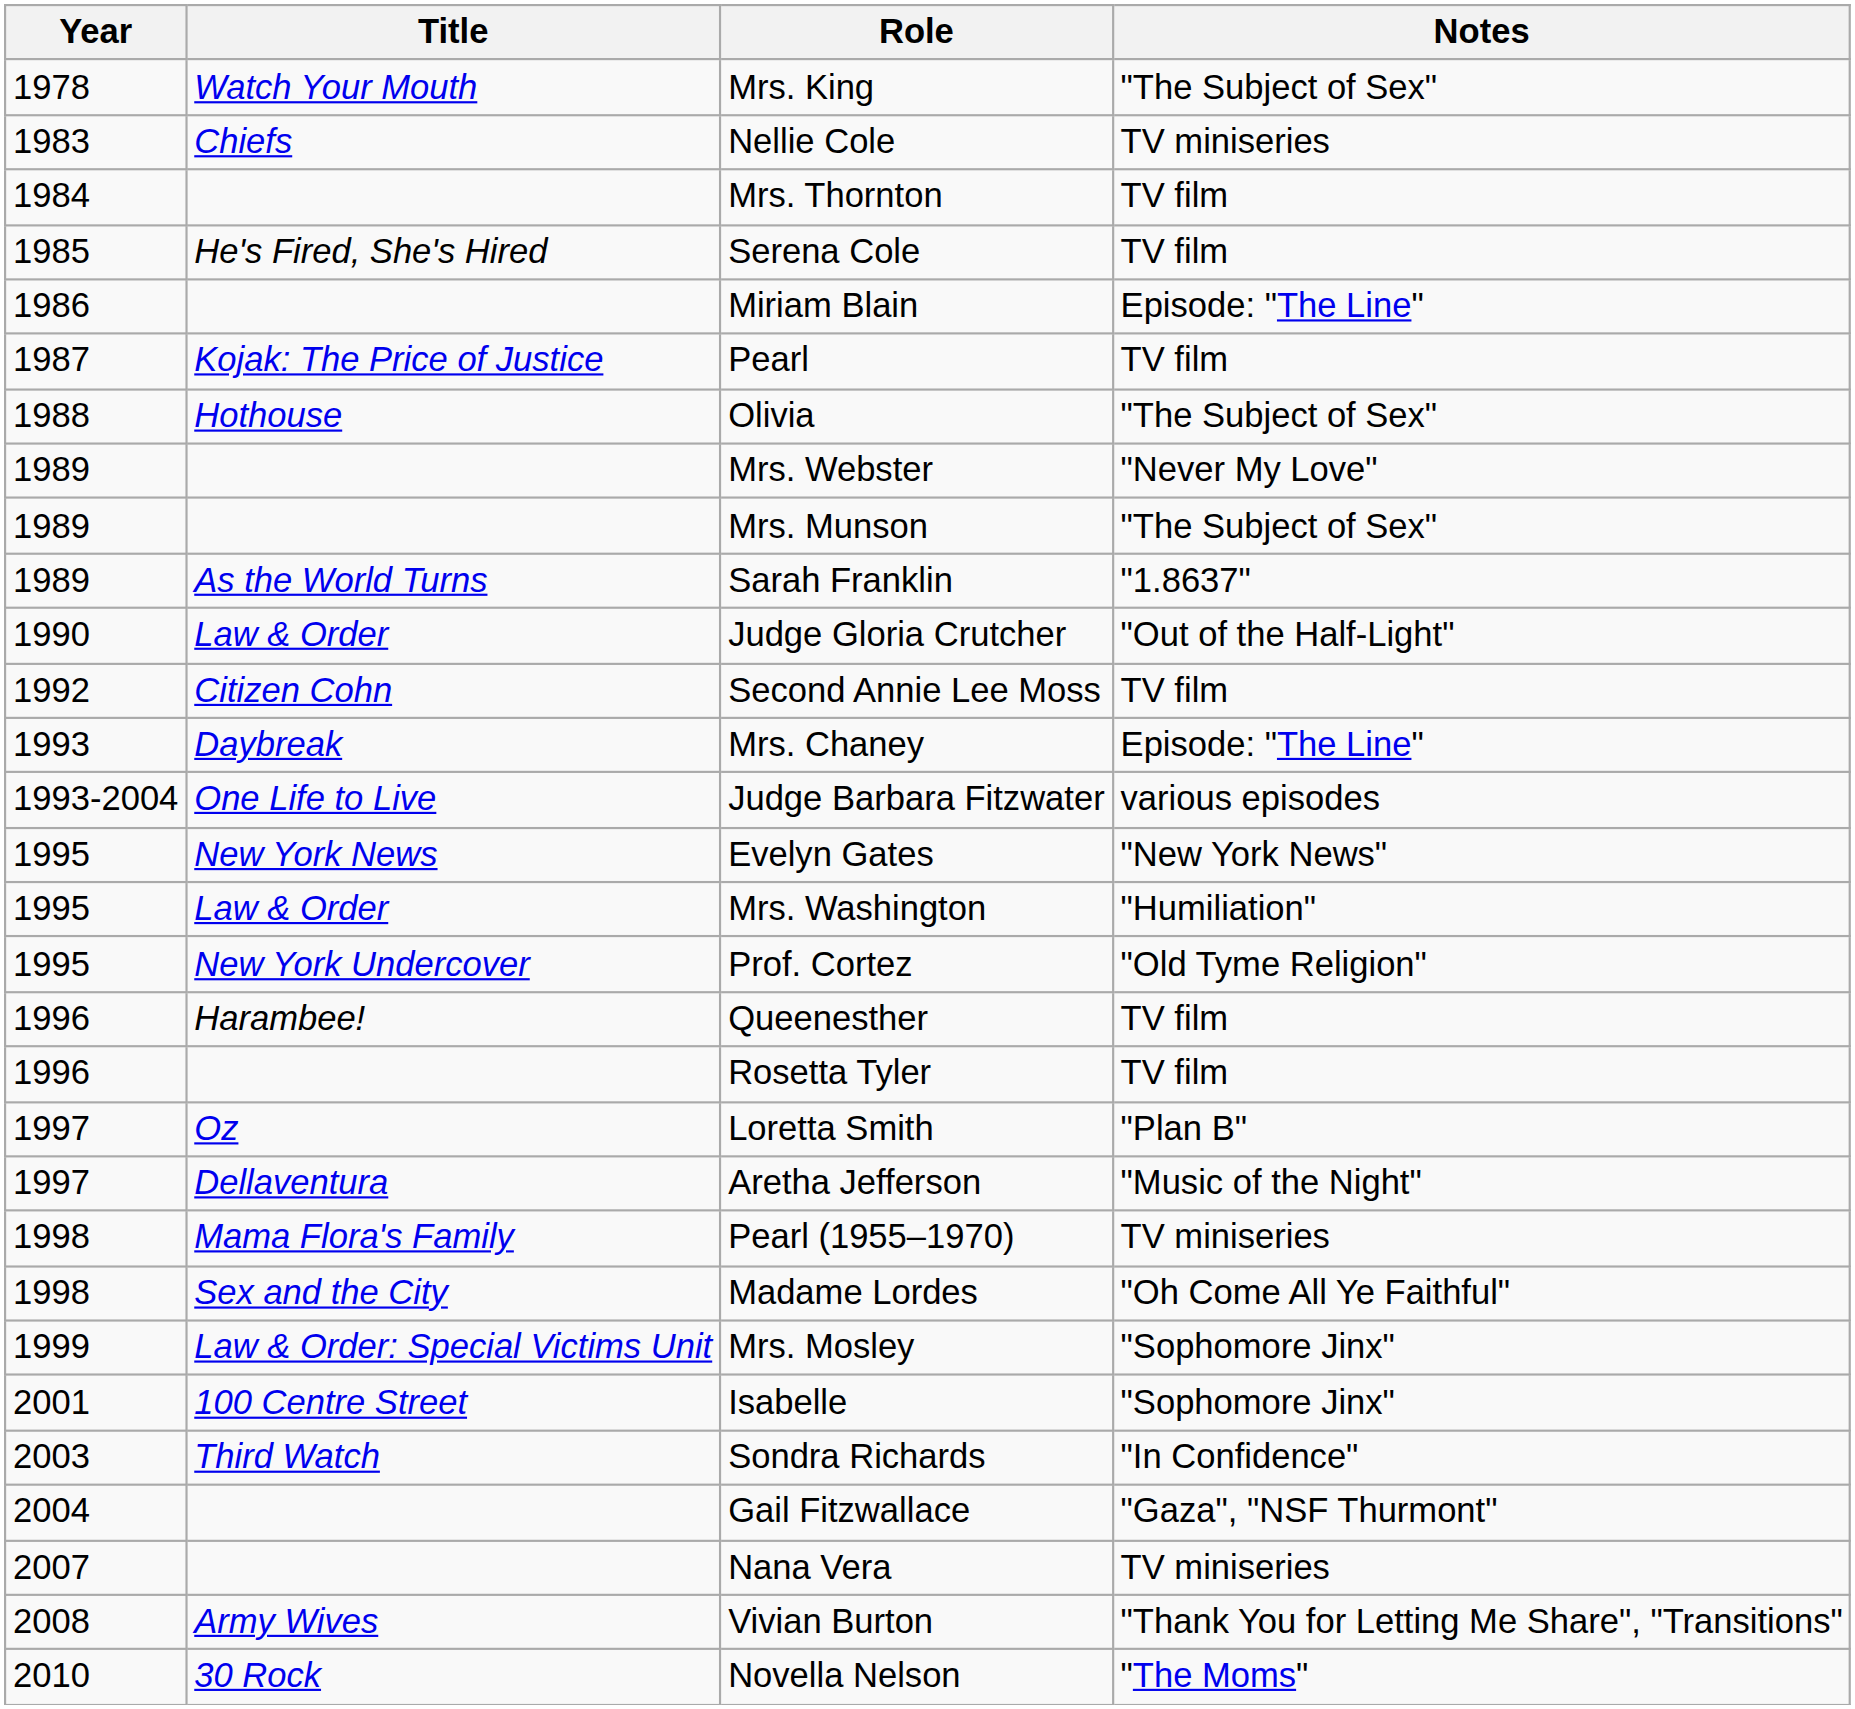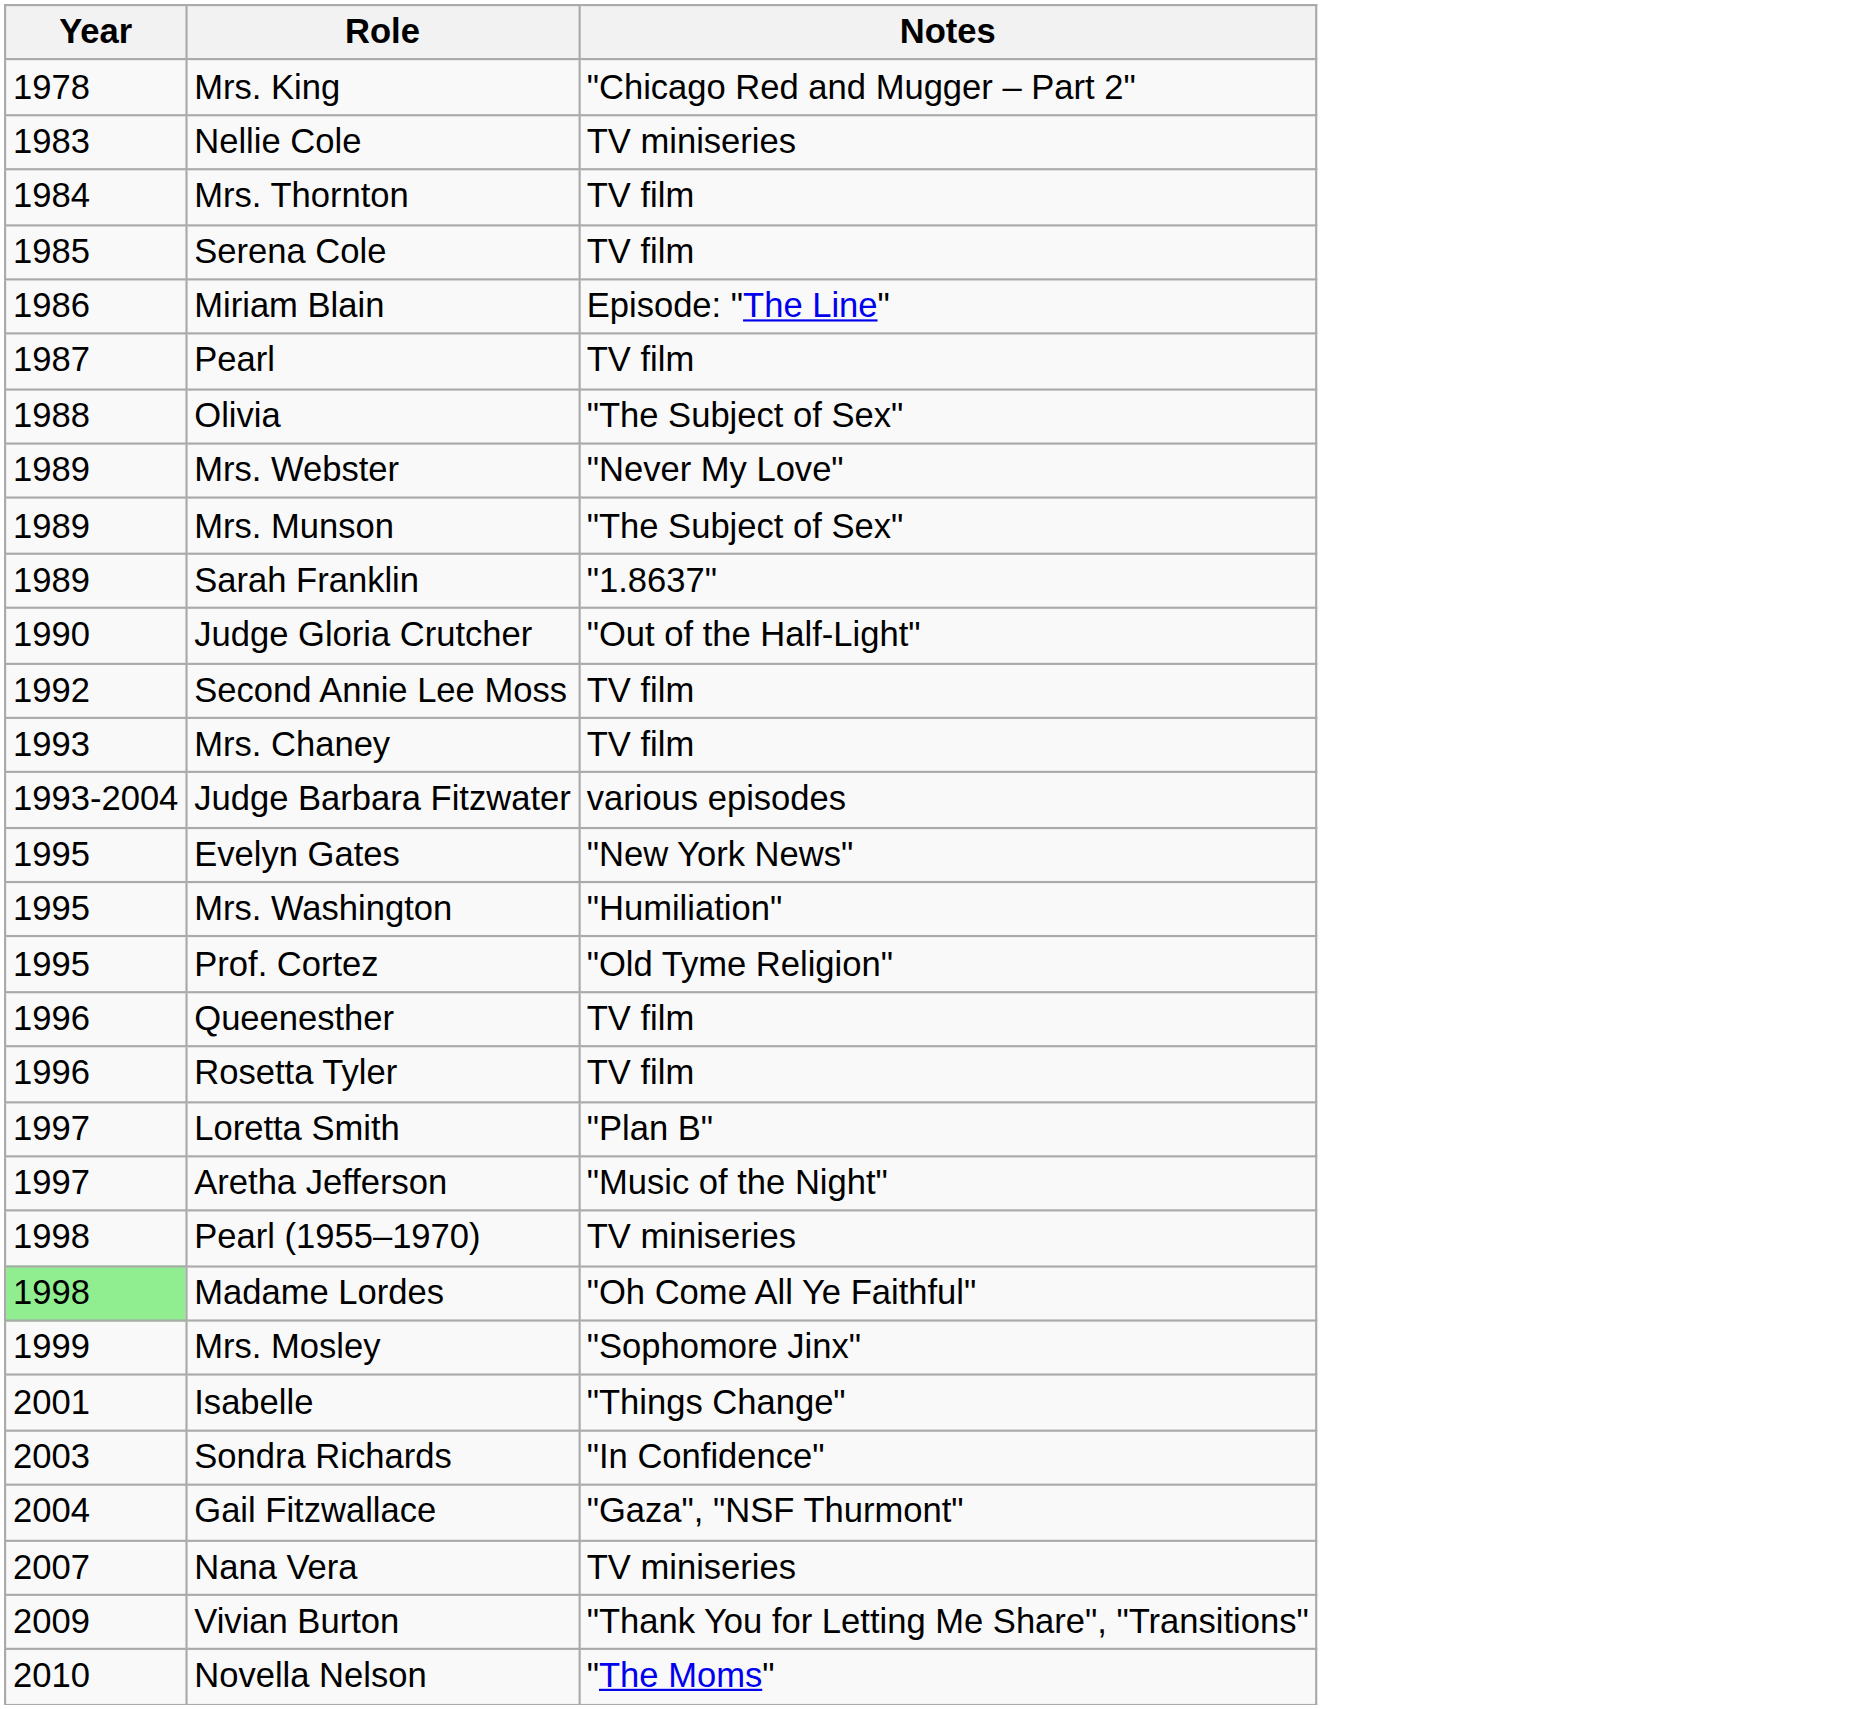- column: (453, 31)
(1279, 86) "The Subject of Sex" -> (861, 86) "Chicago Red and Mugger – Part 2"
(1272, 744) Episode: "The Line" -> (640, 744) TV film
(51, 1292) no background -> (51, 1292) lightgreen background
(1258, 1402) "Sophomore Jinx" -> (716, 1402) "Things Change"
(51, 1621) 2008 -> (51, 1621) 2009
